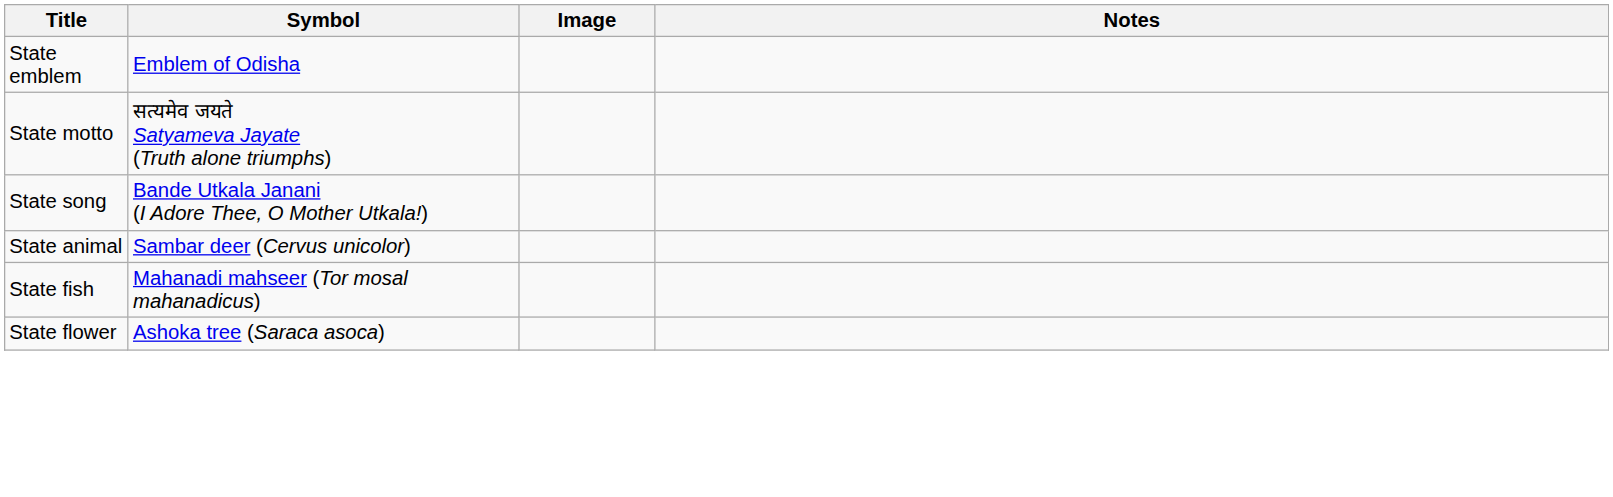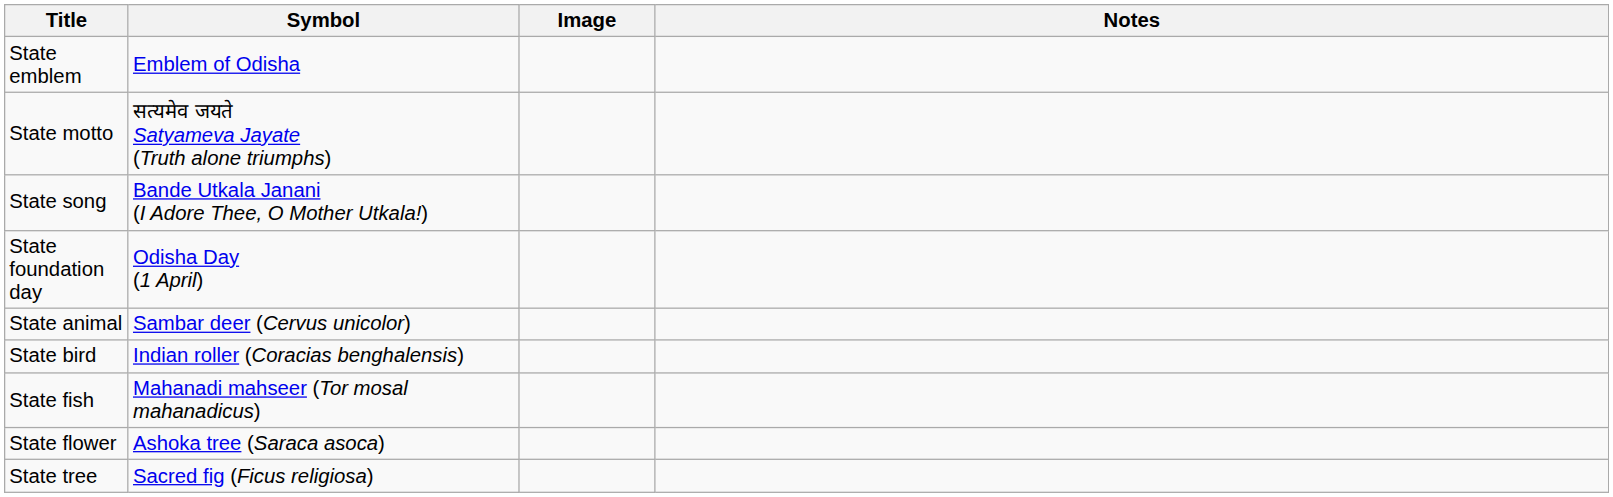+ row: (57, 268)
+ row: (53, 356)
+ row: (53, 475)
